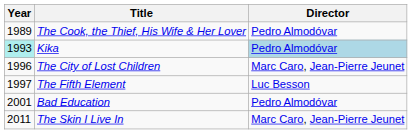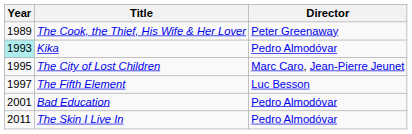(294, 31) Pedro Almodóvar -> (295, 31) Peter Greenaway
(294, 48) lightblue background -> (294, 48) no background
(19, 66) 1996 -> (19, 66) 1995
(328, 119) Marc Caro, Jean-Pierre Jeunet -> (294, 119) Pedro Almodóvar
